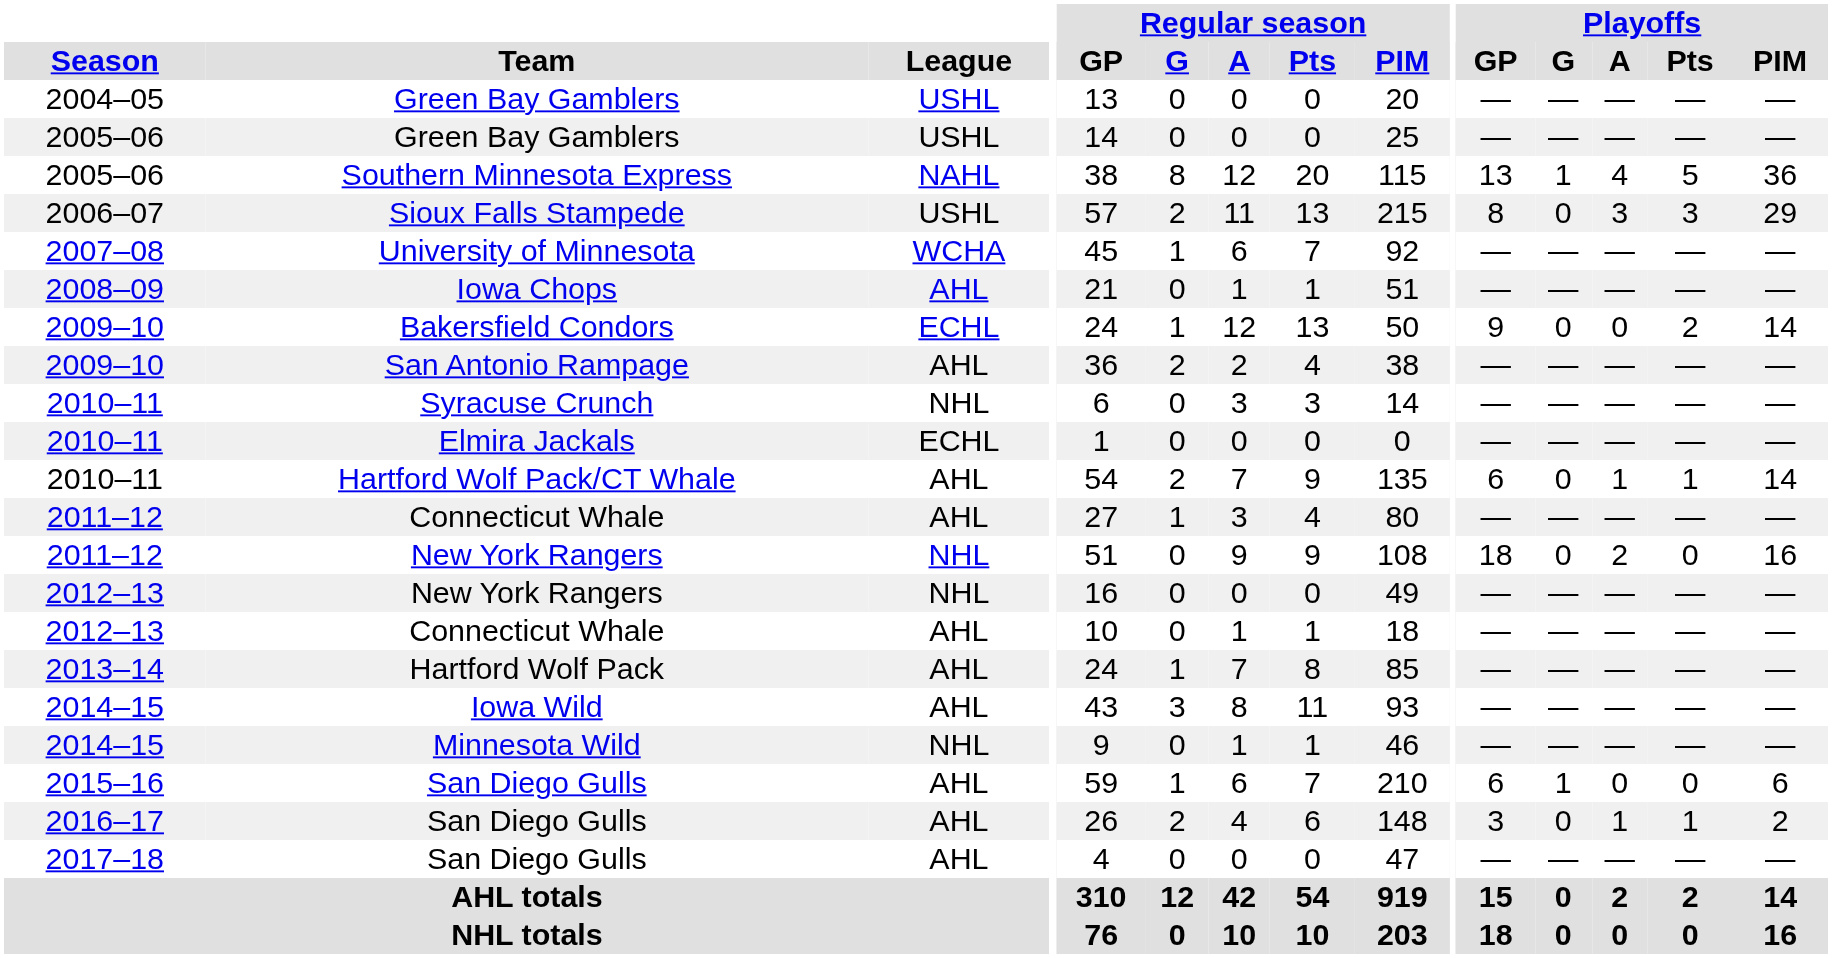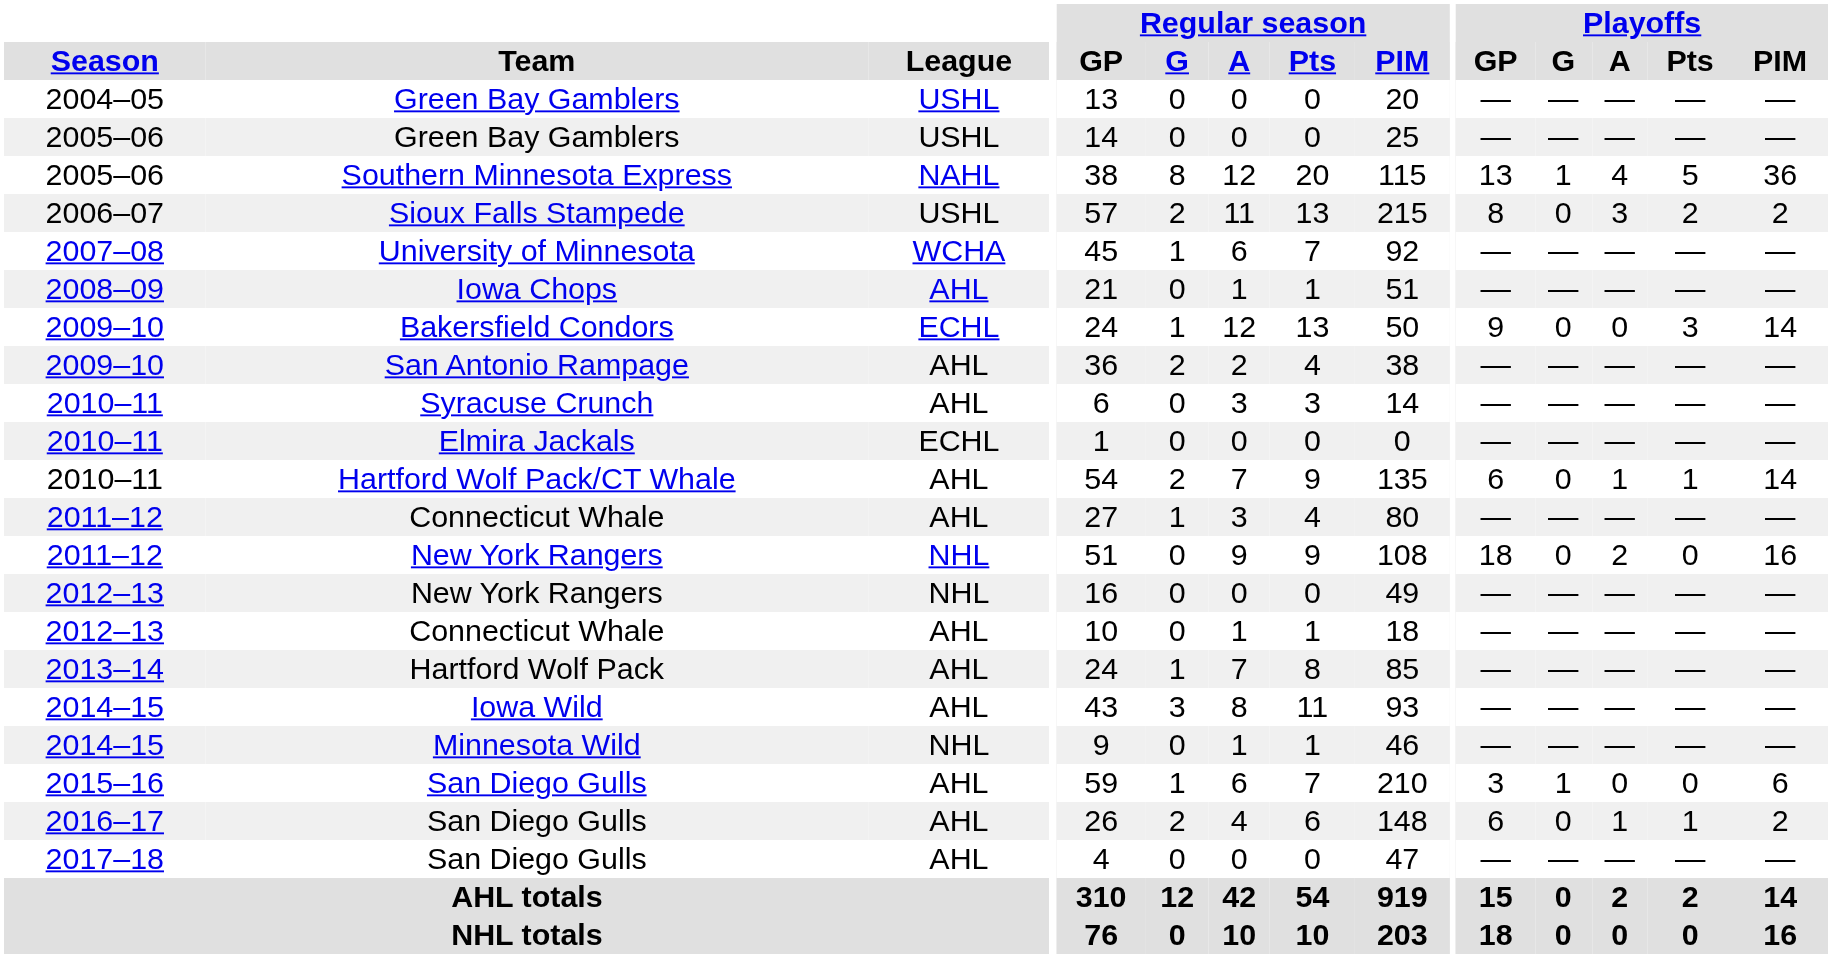(1690, 212) 3 -> (1690, 212) 2
(1780, 212) 29 -> (1780, 212) 2
(1690, 326) 2 -> (1690, 326) 3
(959, 402) NHL -> (959, 402) AHL
(1496, 782) 6 -> (1496, 782) 3
(1496, 820) 3 -> (1496, 820) 6
